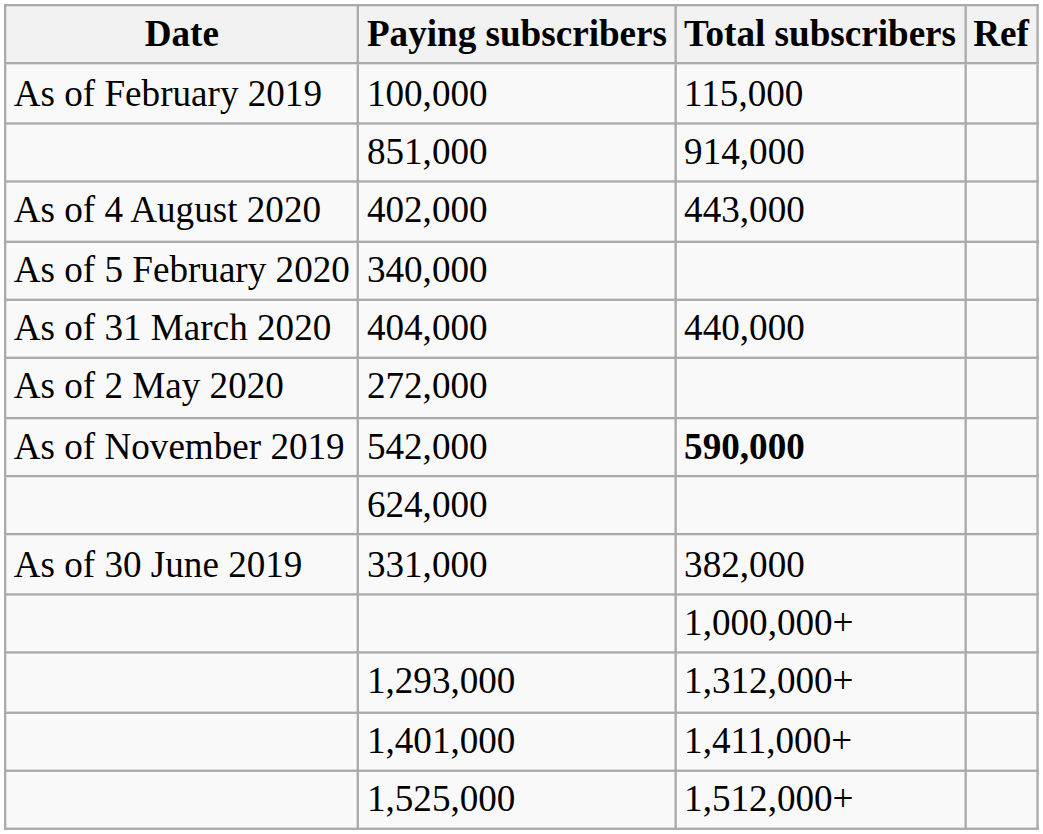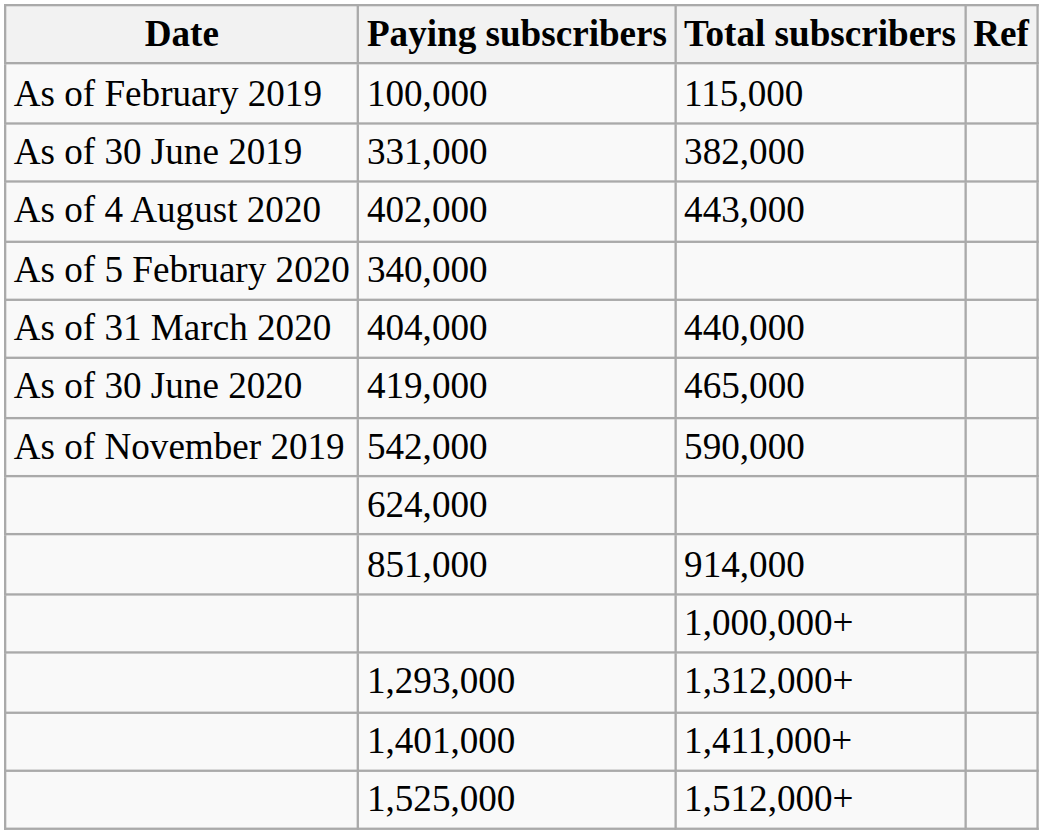rows swapped: (427, 563) <-> (427, 151)
- row: (427, 387)
+ row: (427, 387)
(744, 446) bold -> (744, 446) normal
